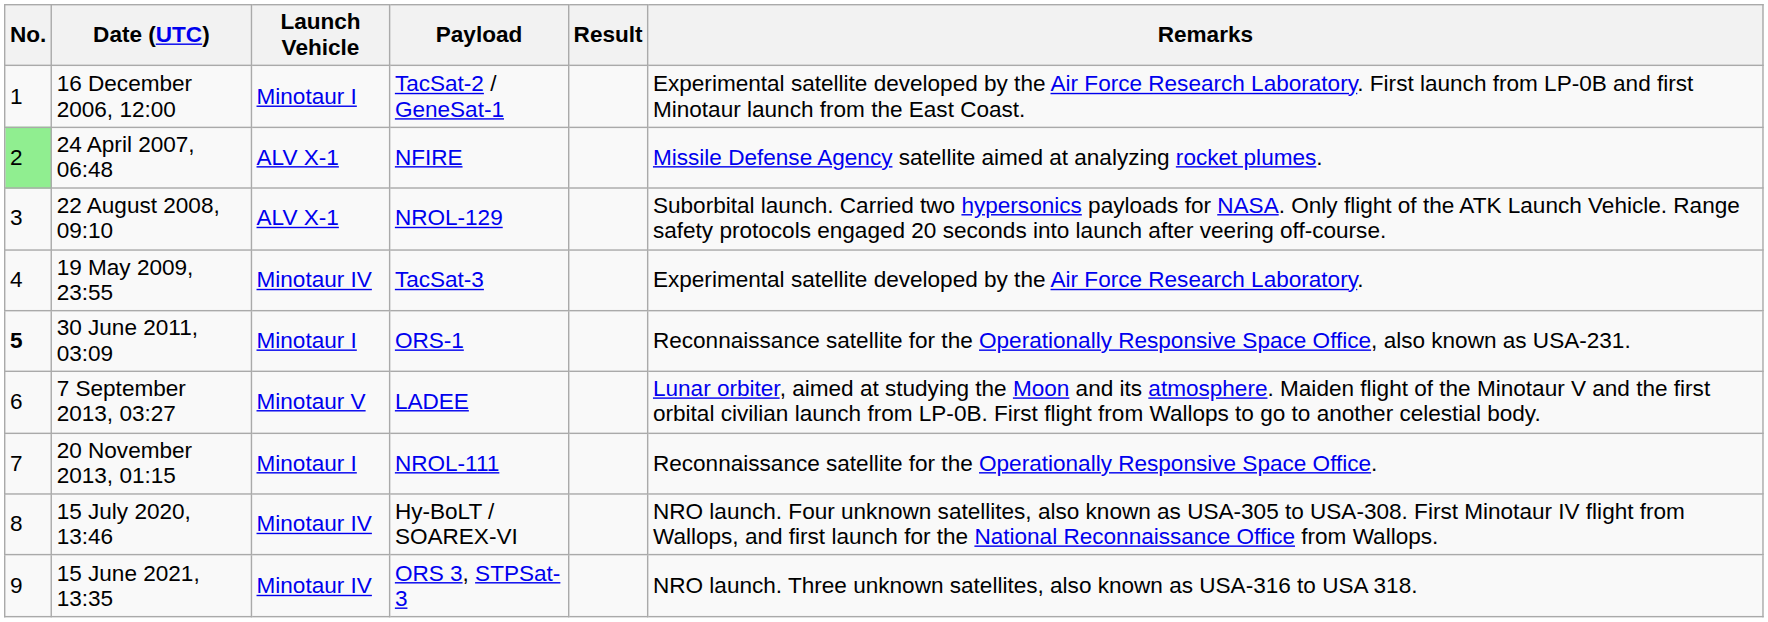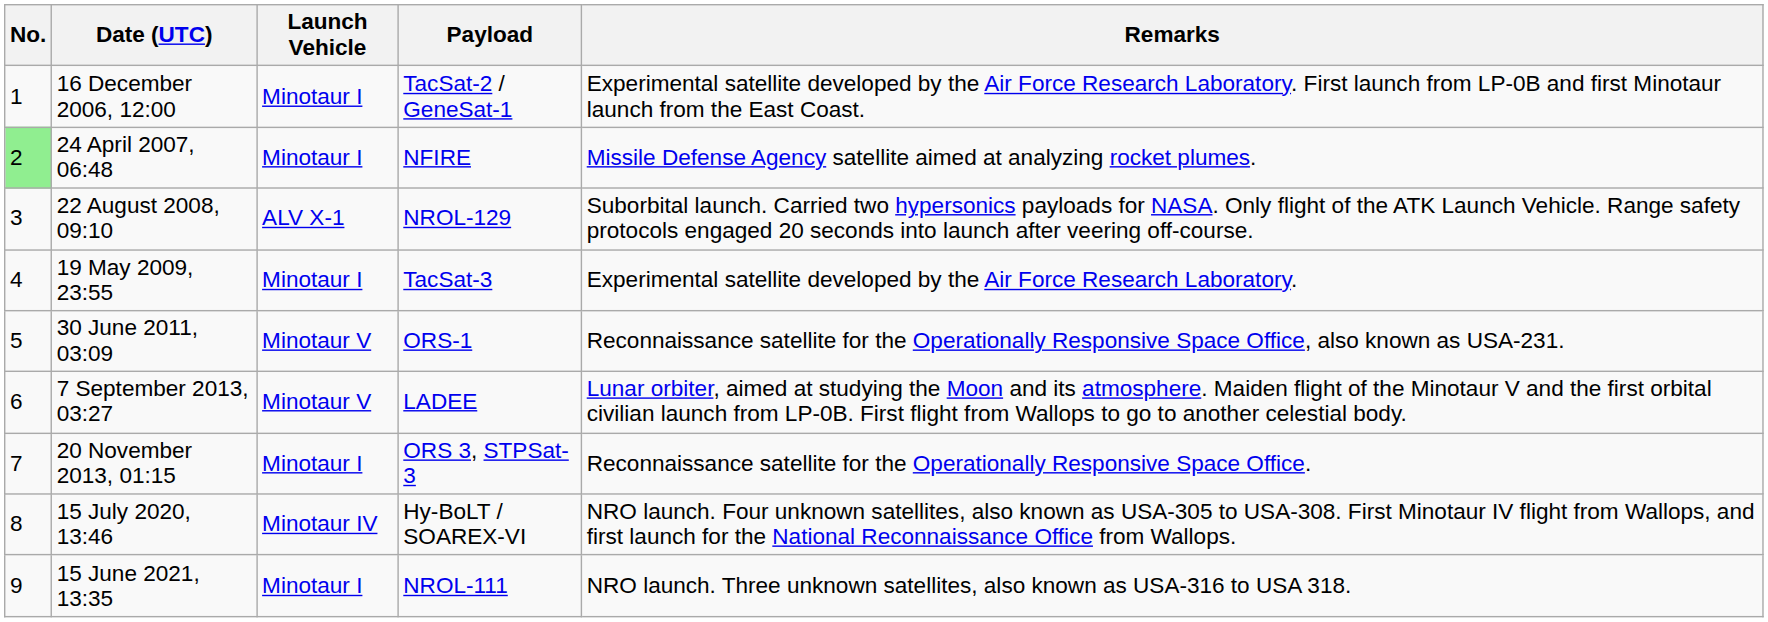- column: (608, 35)
(298, 157) ALV X-1 -> (312, 157) Minotaur I
(314, 279) Minotaur IV -> (312, 279) Minotaur I
(16, 340) bold -> (16, 340) normal
(307, 340) Minotaur I -> (317, 340) Minotaur V
(447, 463) NROL-111 -> (486, 463) ORS 3, STPSat-3
(314, 585) Minotaur IV -> (312, 585) Minotaur I
(478, 585) ORS 3, STPSat-3 -> (456, 585) NROL-111
